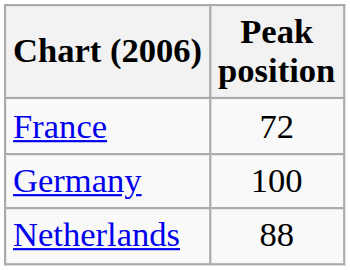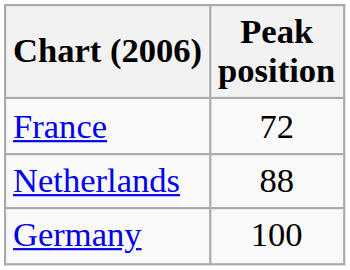rows swapped: (77, 180) <-> (97, 235)
